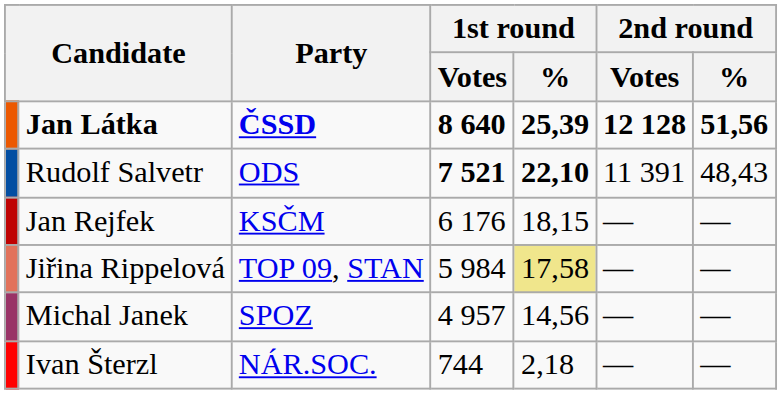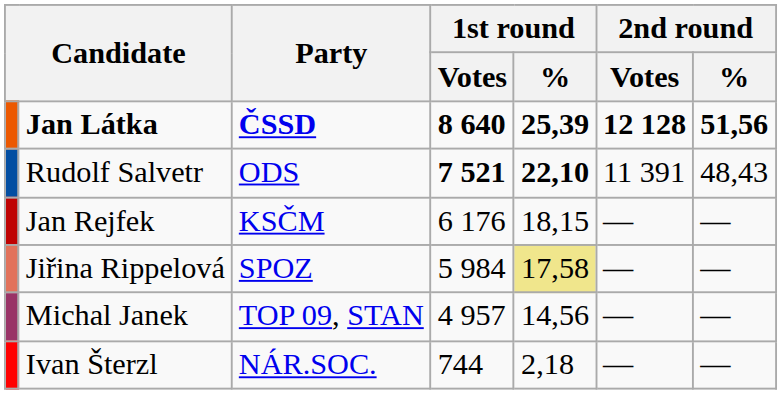(331, 268) TOP 09, STAN -> (276, 268) SPOZ
(276, 316) SPOZ -> (331, 316) TOP 09, STAN
